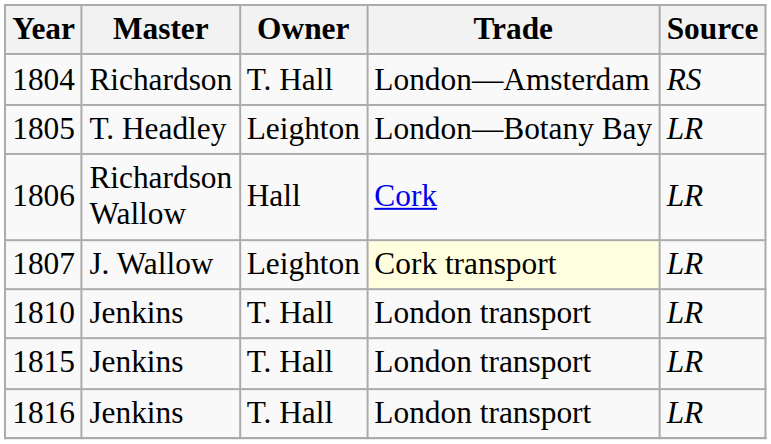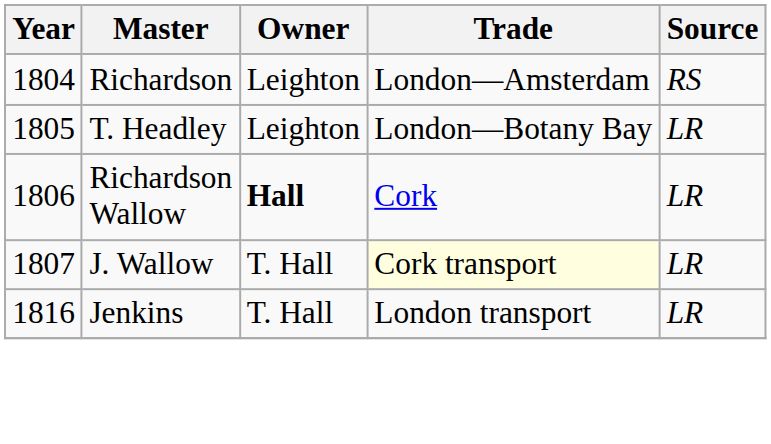(290, 79) T. Hall -> (303, 79) Leighton
(274, 196) normal -> (275, 196) bold
(303, 263) Leighton -> (290, 263) T. Hall
- row: (44, 313)
- row: (44, 363)
